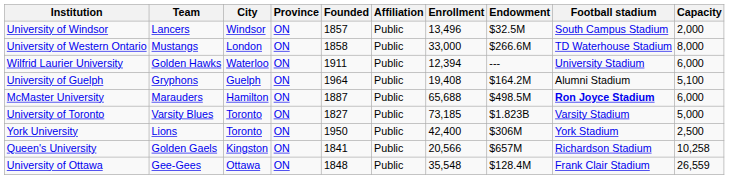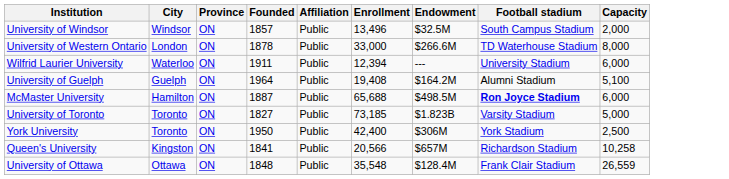- column: (186, 13)
(336, 47) 1858 -> (261, 47) 1878
